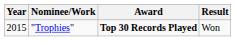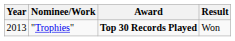(17, 28) 2015 -> (17, 28) 2013
